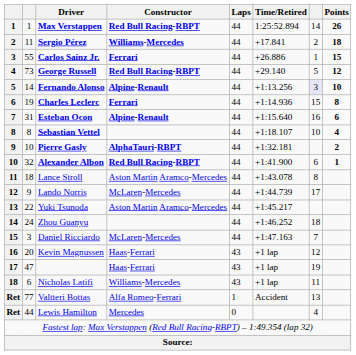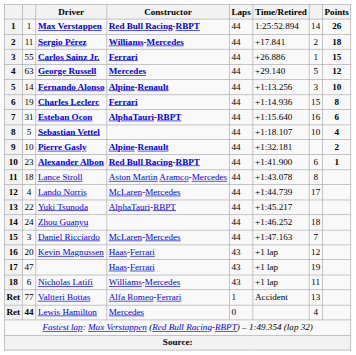(29, 71) 73 -> (29, 71) 63
(154, 71) Red Bull Racing-RBPT -> (127, 71) Mercedes
(316, 86) lavender background -> (316, 86) no background
(139, 116) Alpine-Renault -> (145, 116) AlphaTauri-RBPT
(29, 131) 8 -> (29, 131) 5
(145, 146) AlphaTauri-RBPT -> (139, 146) Alpine-Renault
(29, 161) 32 -> (29, 161) 23
(29, 192) 9 -> (29, 192) 4
(168, 207) Aston Martin Aramco-Mercedes -> (142, 207) AlphaTauri-RBPT
(29, 312) normal -> (29, 312) bold
